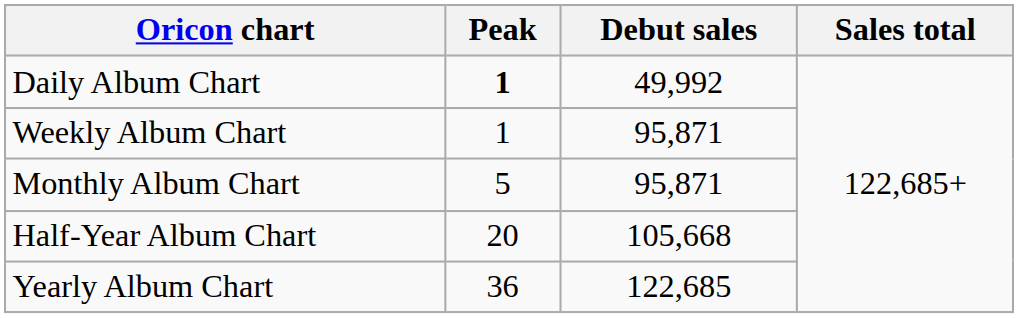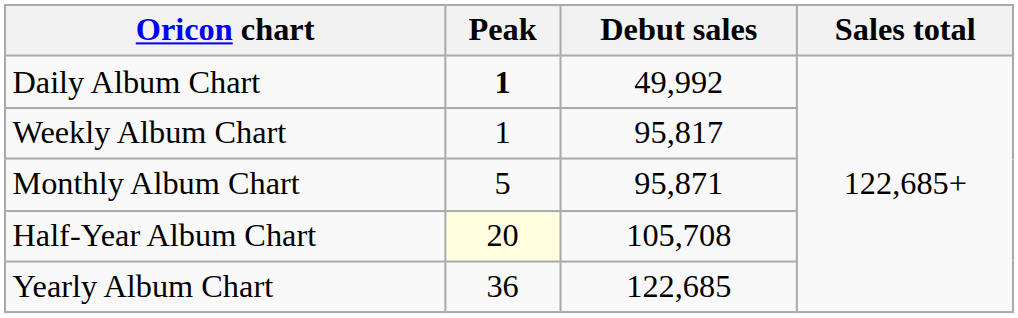(679, 132) 95,871 -> (679, 132) 95,817
(503, 235) no background -> (503, 235) lightyellow background
(679, 235) 105,668 -> (679, 235) 105,708
